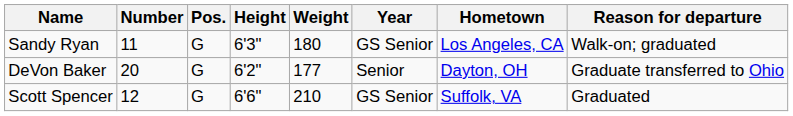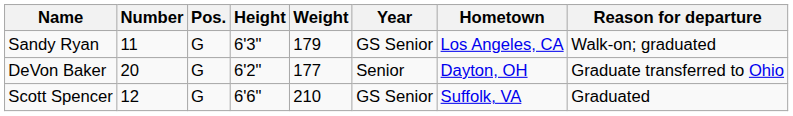(307, 44) 180 -> (307, 44) 179
